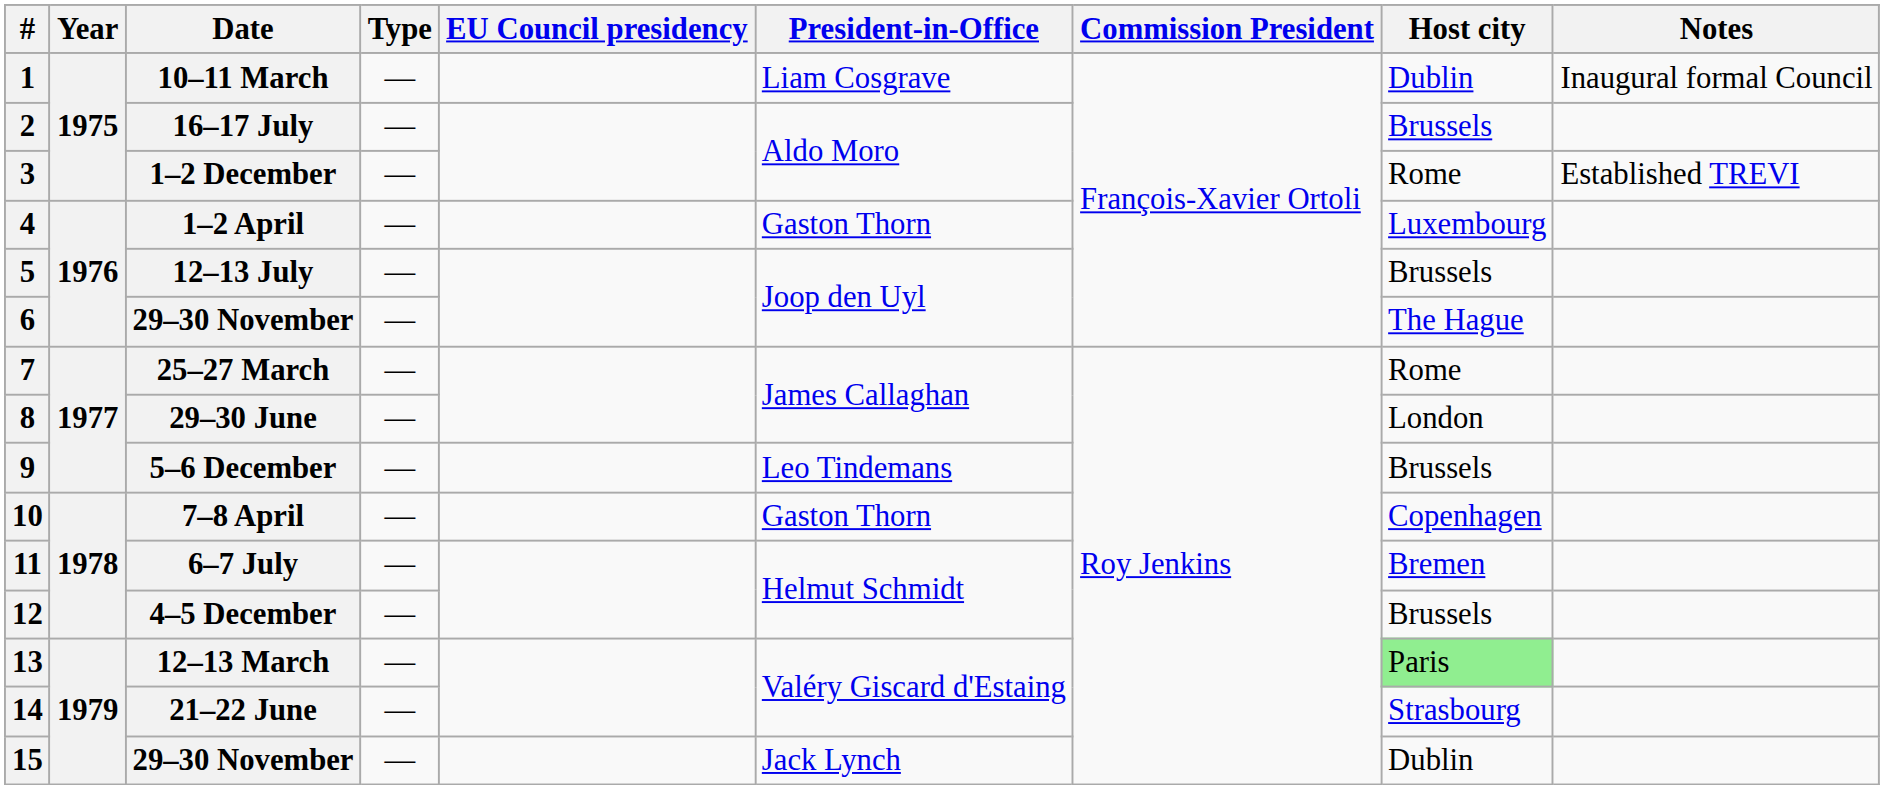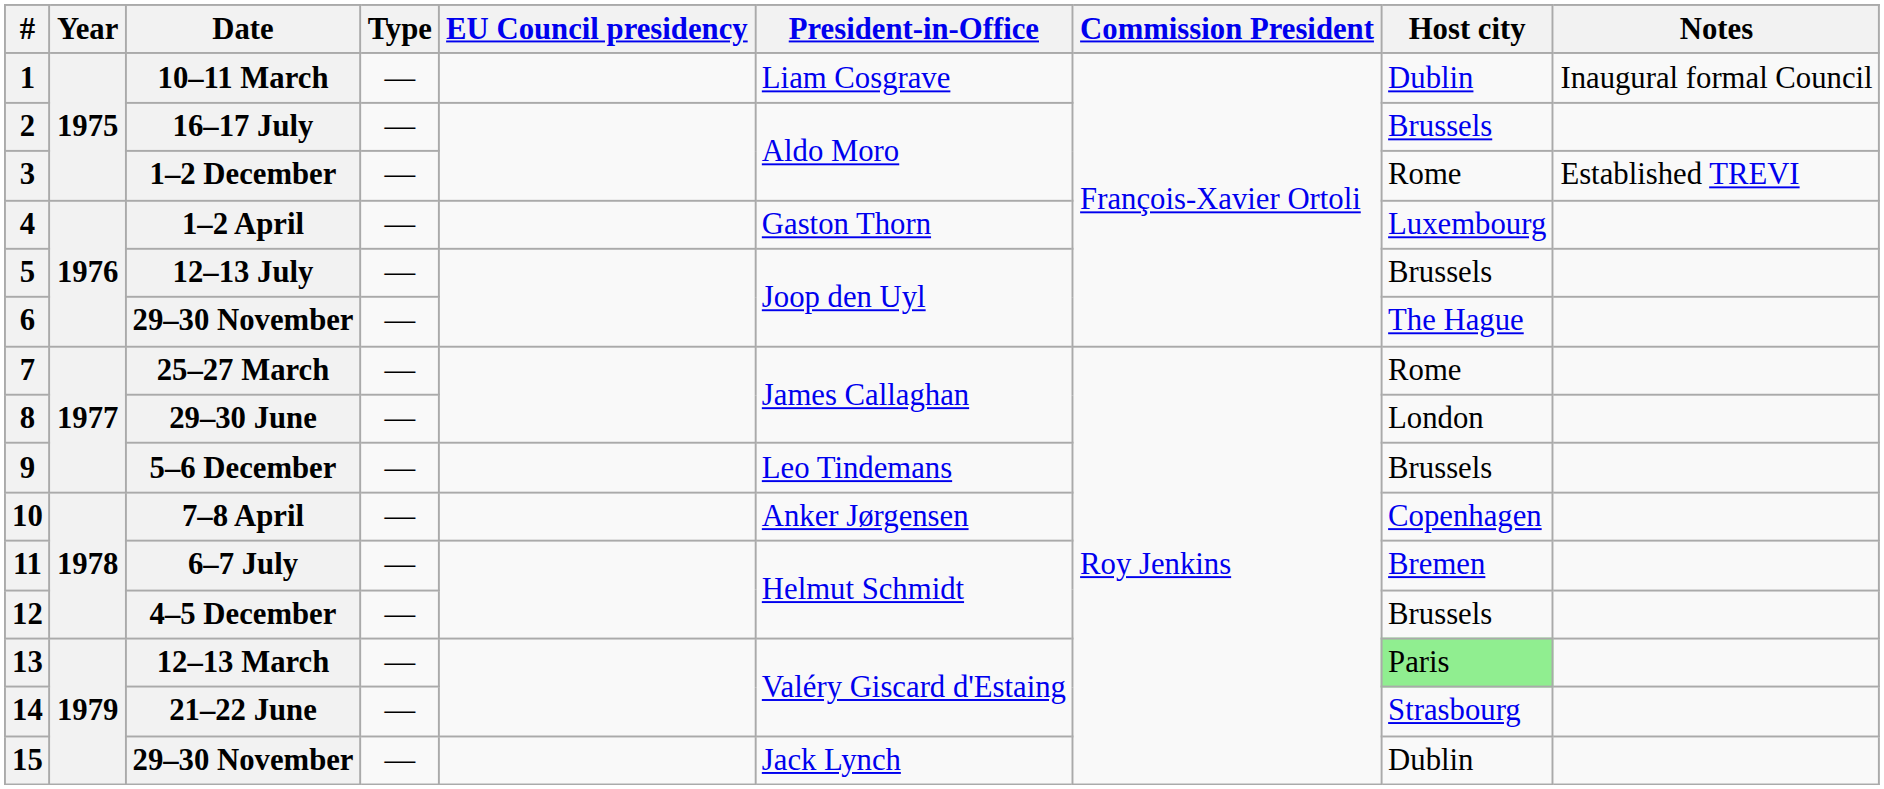(846, 516) Gaston Thorn -> (865, 516) Anker Jørgensen
